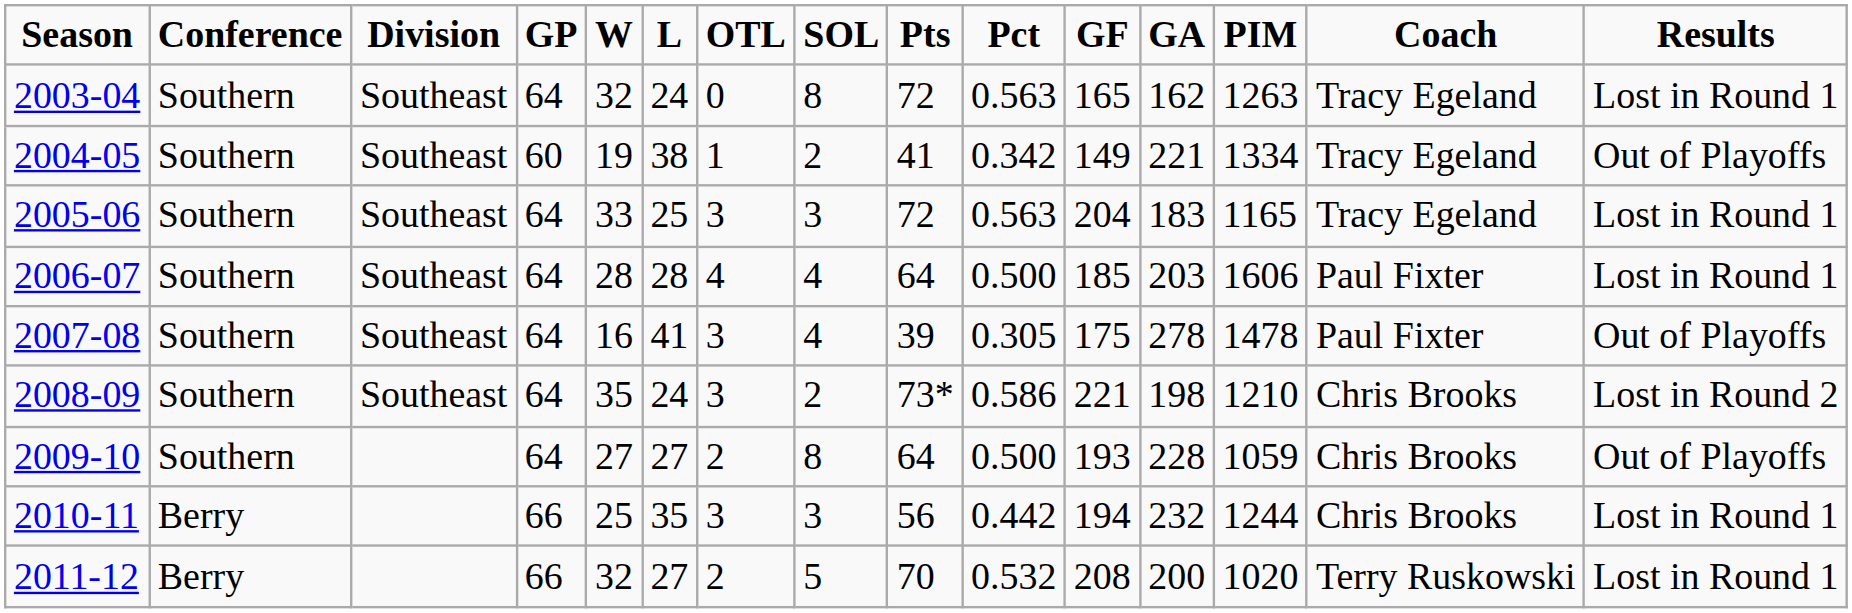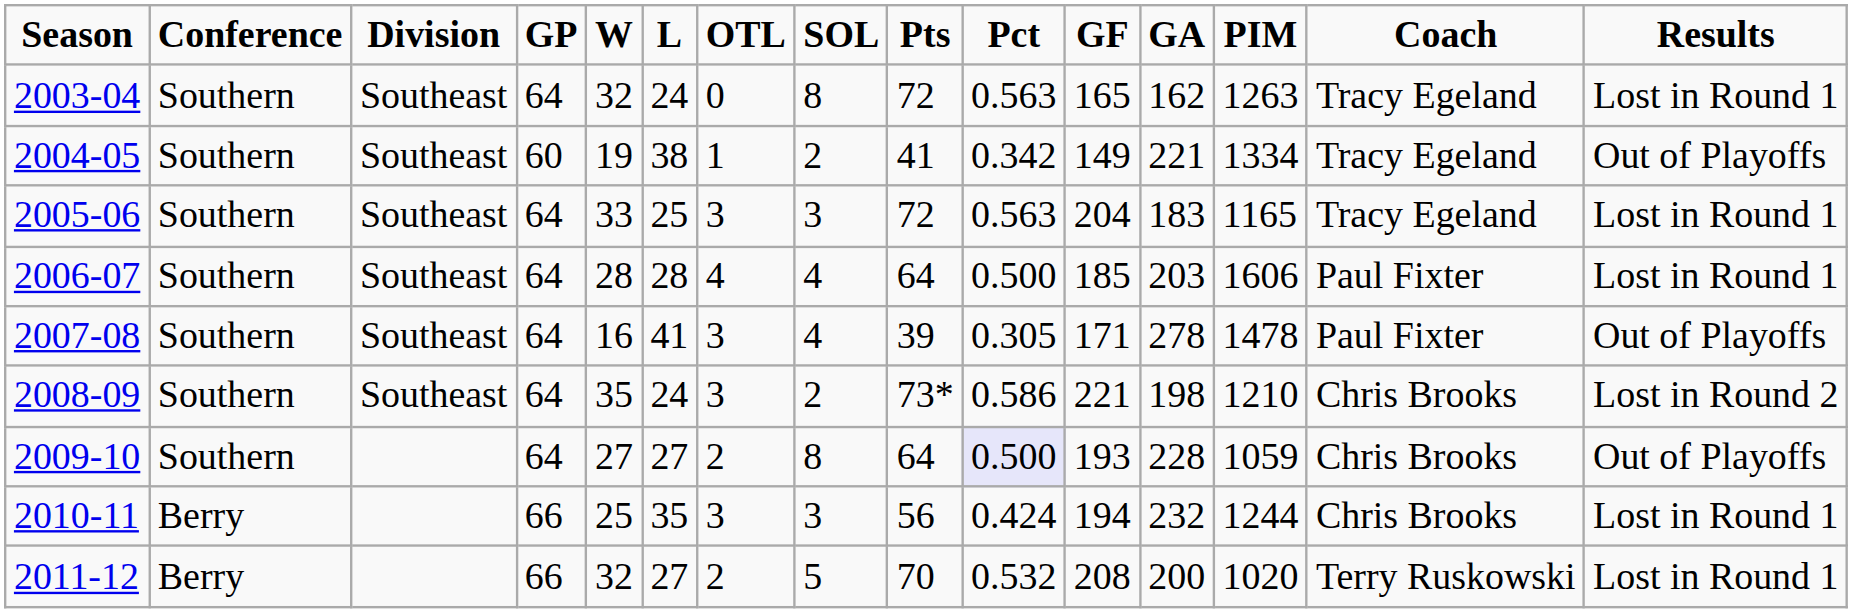(1102, 335) 175 -> (1102, 335) 171
(1014, 455) no background -> (1014, 455) lavender background
(1014, 515) 0.442 -> (1014, 515) 0.424
